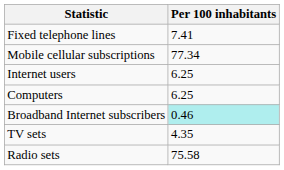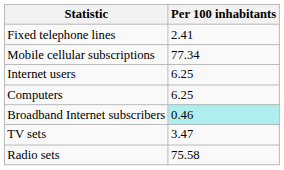(182, 34) 7.41 -> (182, 34) 2.41
(182, 134) 4.35 -> (182, 134) 3.47
